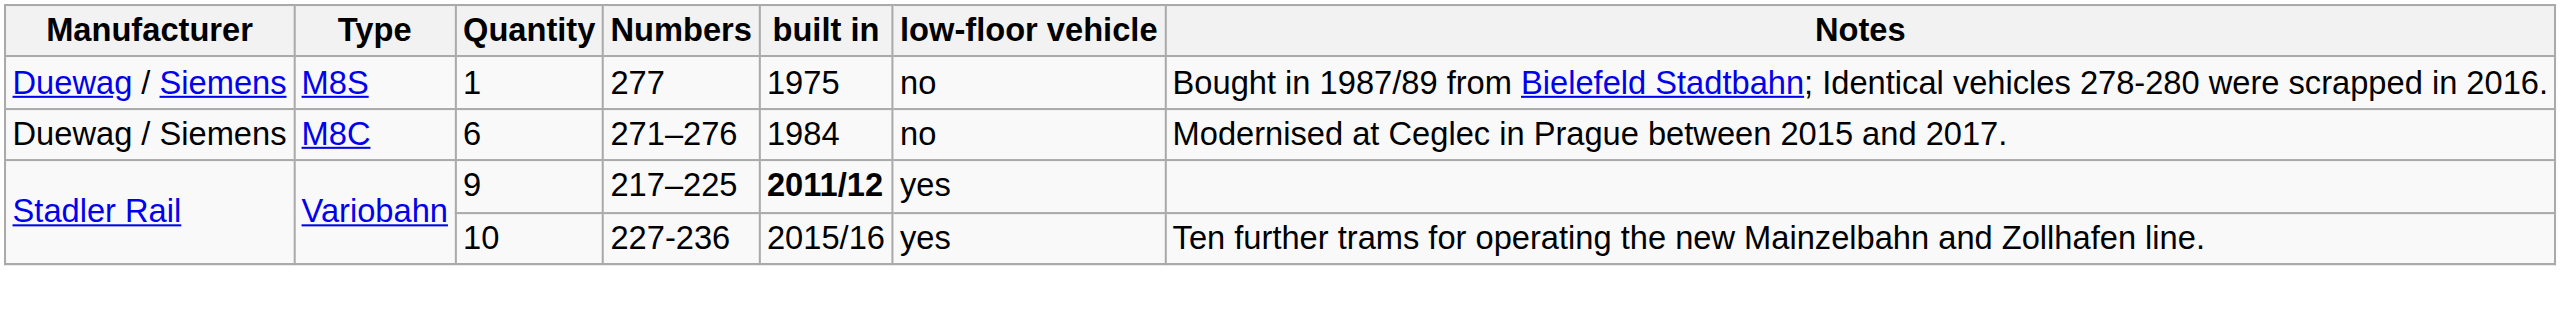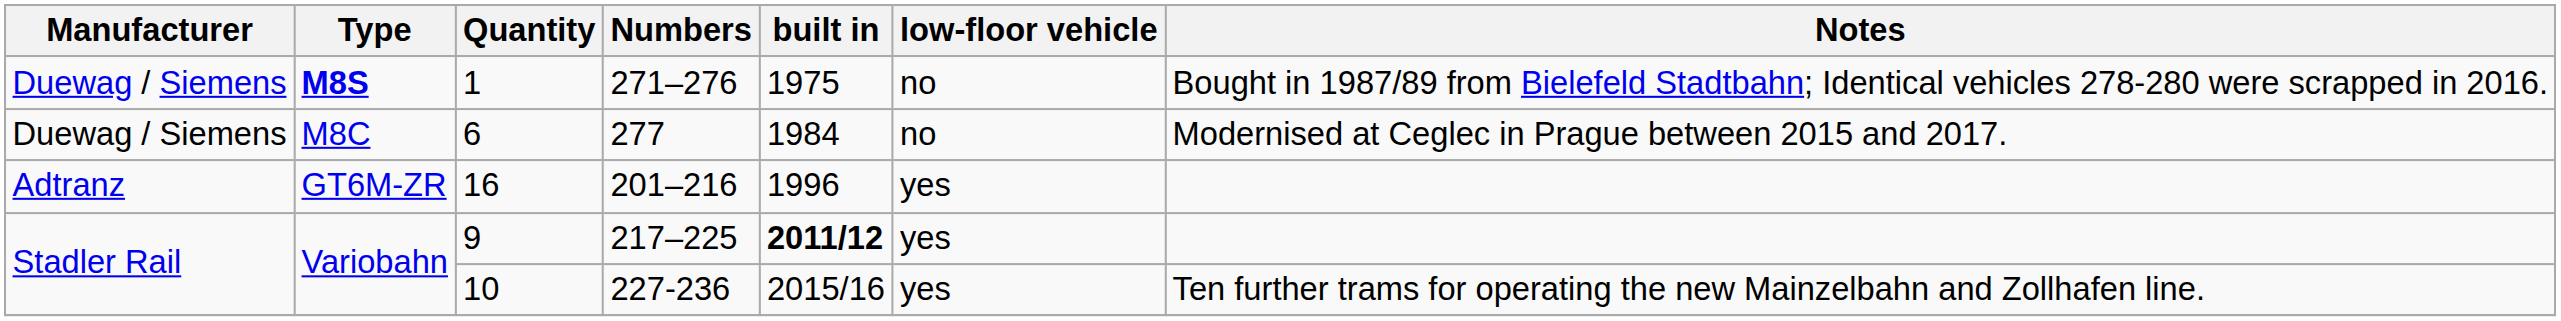(335, 82) normal -> (335, 82) bold
(638, 82) 277 -> (674, 82) 271–276
(674, 133) 271–276 -> (638, 133) 277
+ row: (481, 185)
